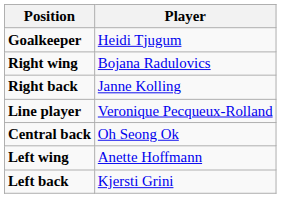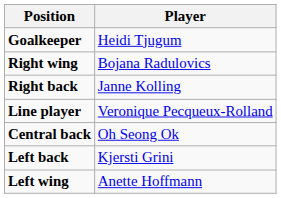rows swapped: (38, 181) <-> (38, 157)
